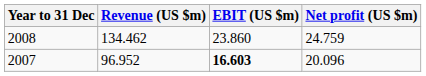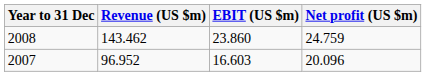(124, 37) 134.462 -> (124, 37) 143.462
(232, 60) bold -> (232, 60) normal
